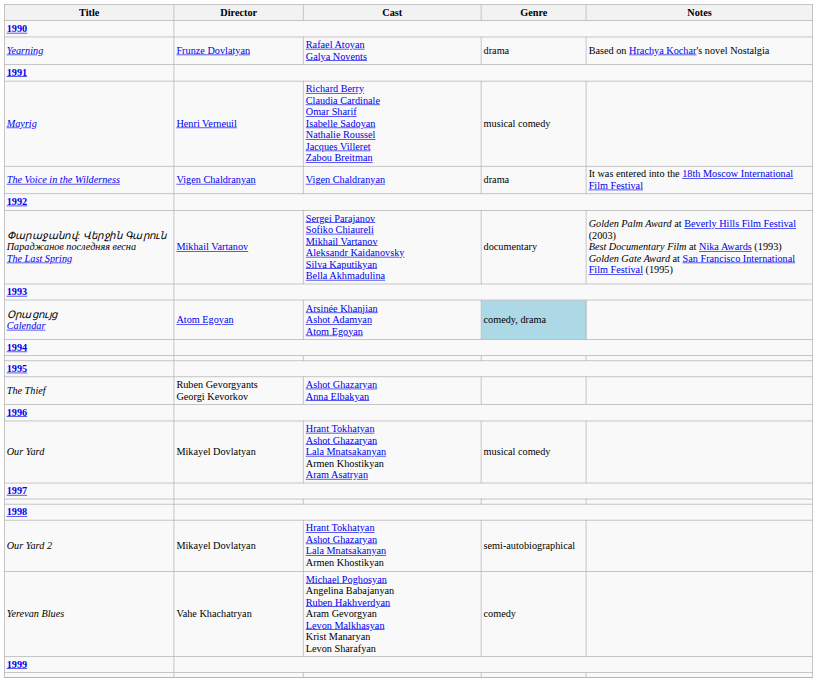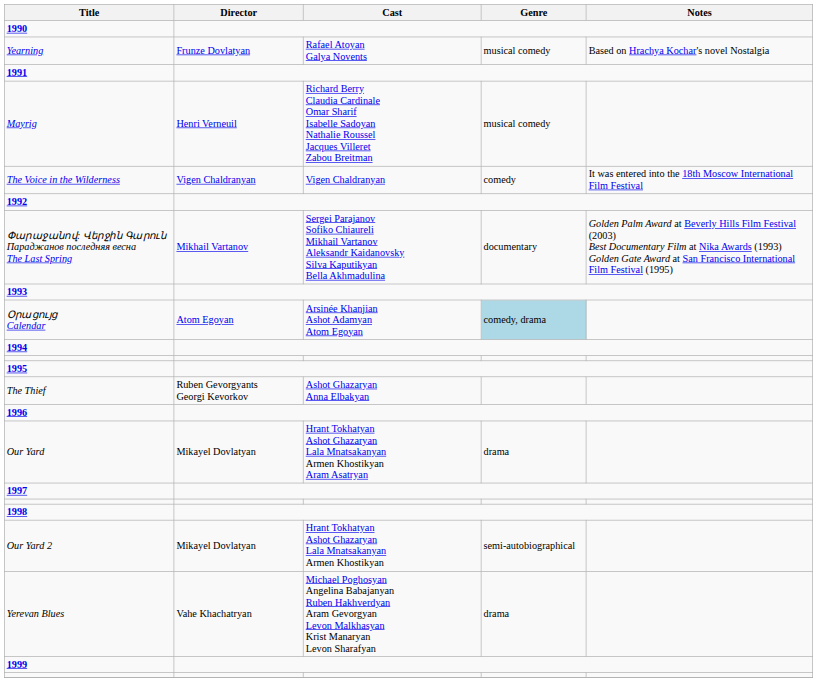(496, 50) drama -> (517, 50) musical comedy
(496, 180) drama -> (500, 180) comedy
(517, 452) musical comedy -> (496, 452) drama
(500, 613) comedy -> (496, 613) drama
